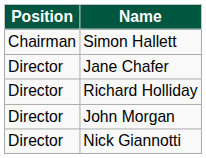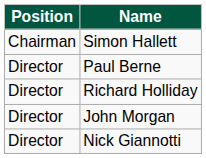+ row: (122, 66)
- row: (126, 66)
